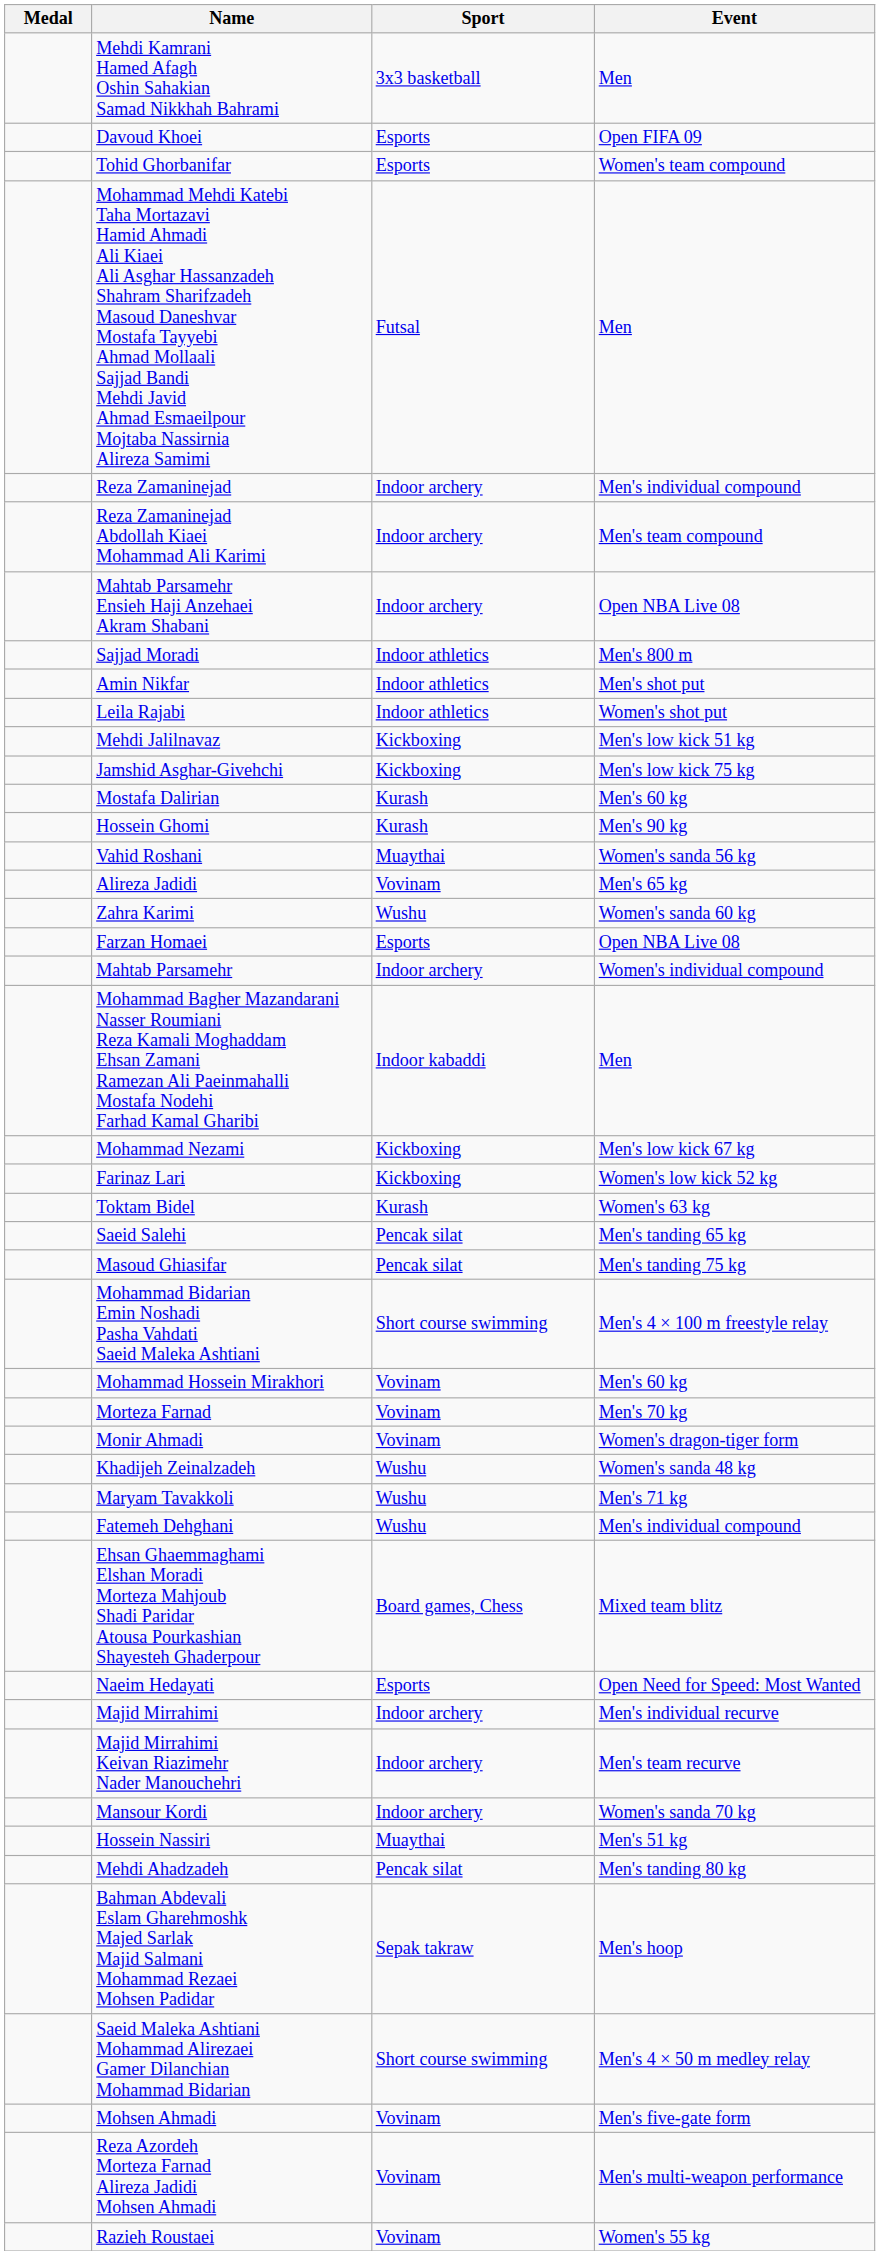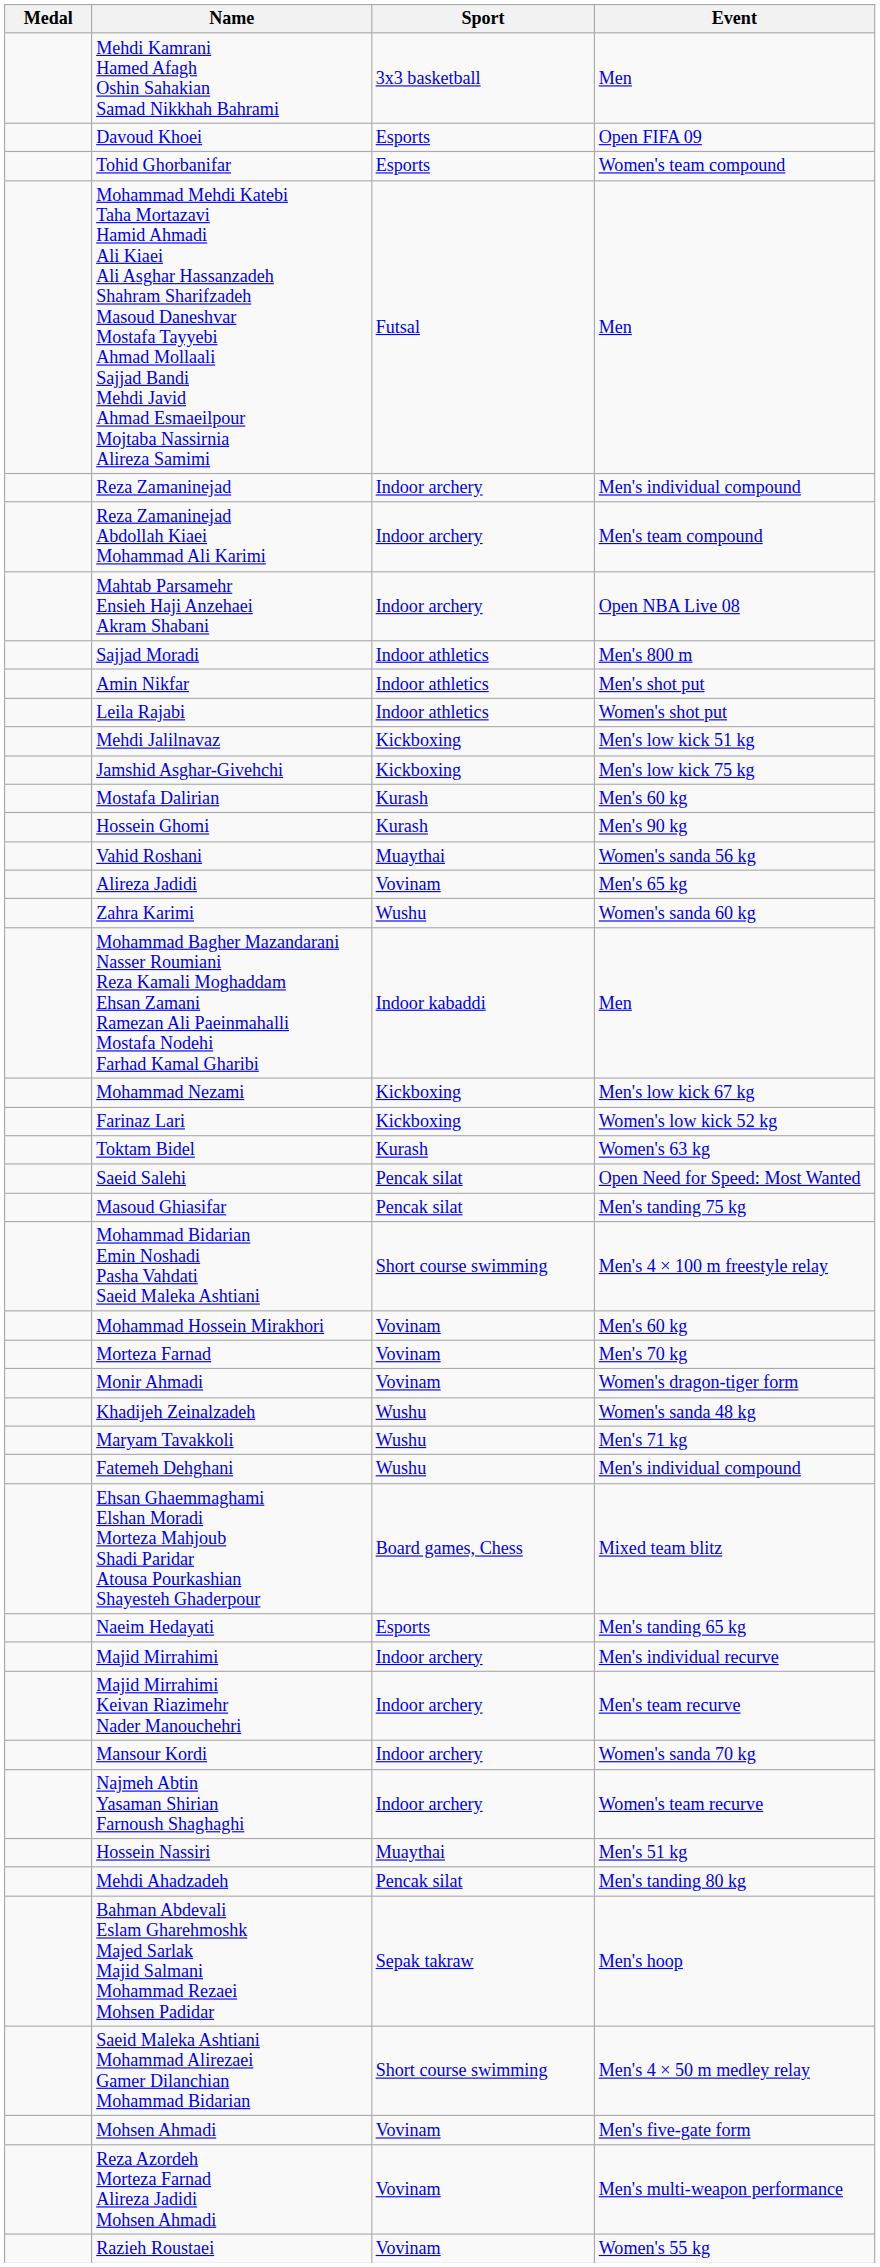- row: (152, 941)
- row: (164, 970)
(672, 1235) Men's tanding 65 kg -> (730, 1178) Open Need for Speed: Most Wanted
(730, 1685) Open Need for Speed: Most Wanted -> (672, 1627) Men's tanding 65 kg
+ row: (170, 1803)
